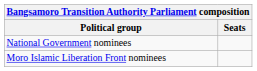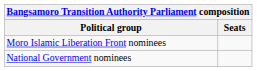rows swapped: (86, 58) <-> (69, 43)
